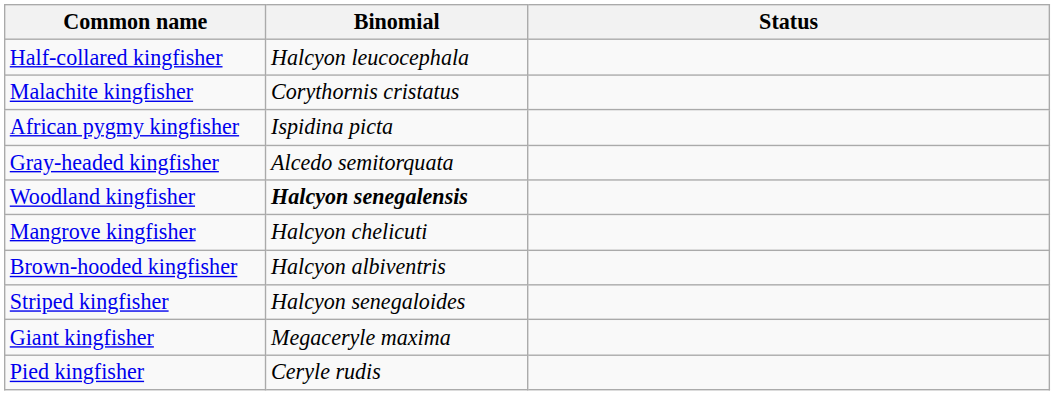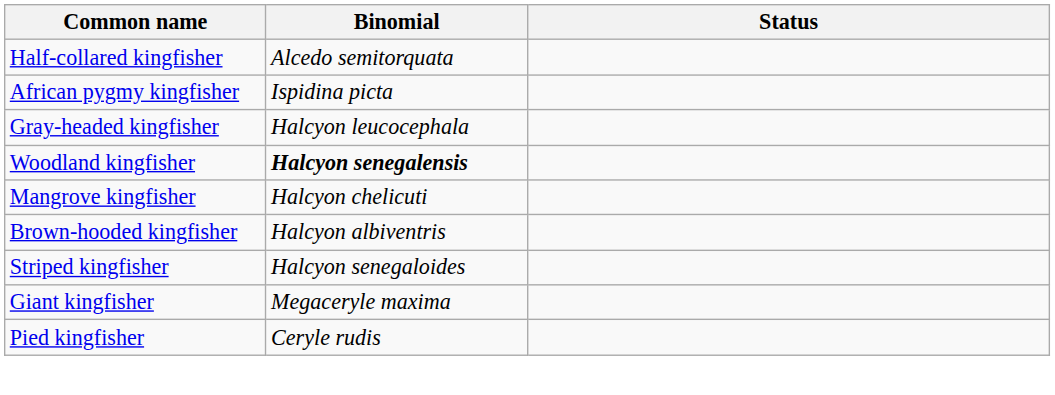(370, 57) Halcyon leucocephala -> (362, 57) Alcedo semitorquata
- row: (101, 92)
(362, 162) Alcedo semitorquata -> (370, 127) Halcyon leucocephala
